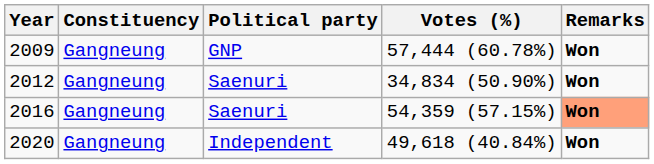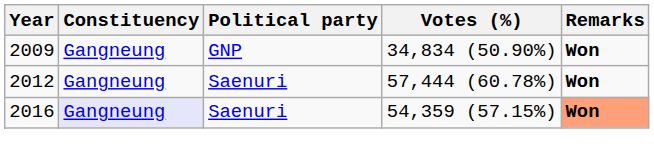(472, 51) 57,444 (60.78%) -> (472, 51) 34,834 (50.90%)
(472, 82) 34,834 (50.90%) -> (472, 82) 57,444 (60.78%)
(114, 112) no background -> (114, 112) lavender background
- row: (32, 143)
